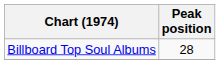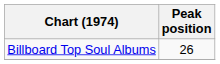(187, 49) 28 -> (187, 49) 26
